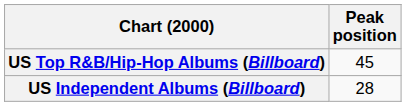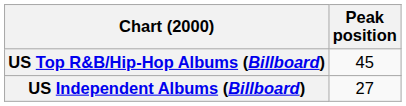(365, 88) 28 -> (365, 88) 27
